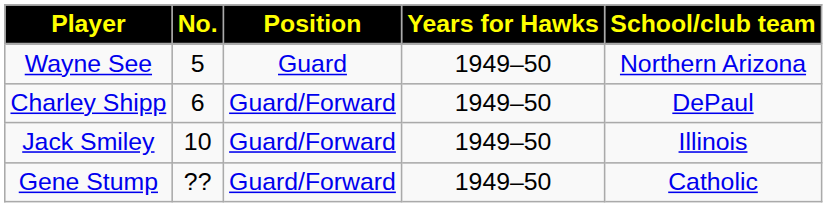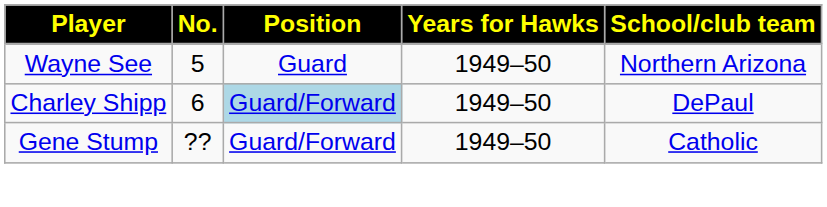(312, 102) no background -> (312, 102) lightblue background
- row: (88, 142)
